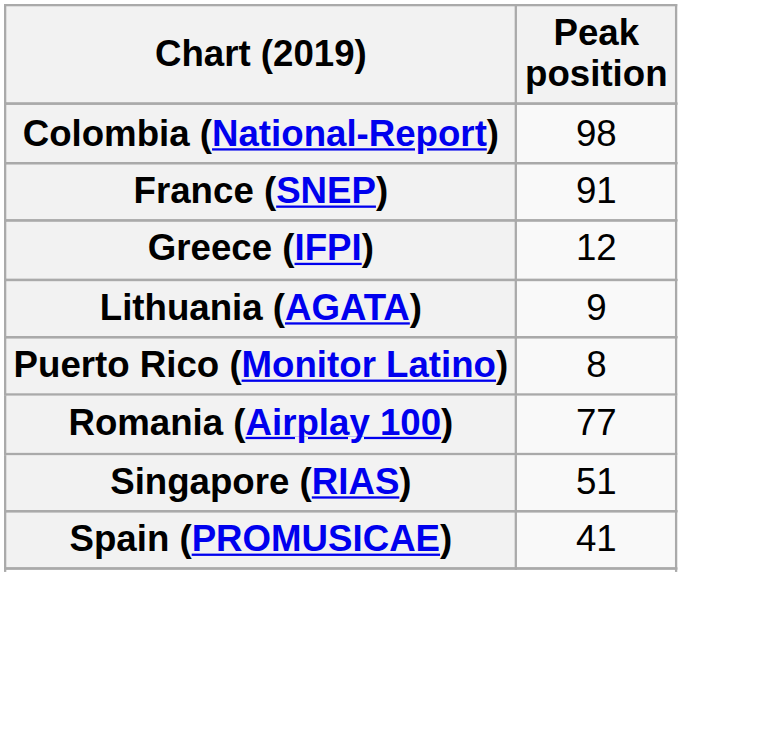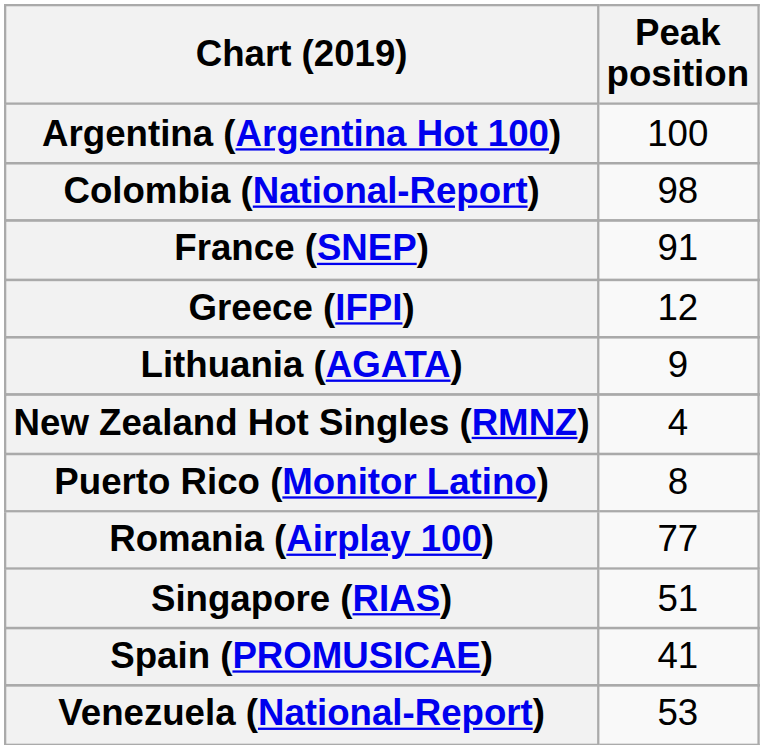+ row: (302, 132)
+ row: (302, 423)
+ row: (302, 713)
